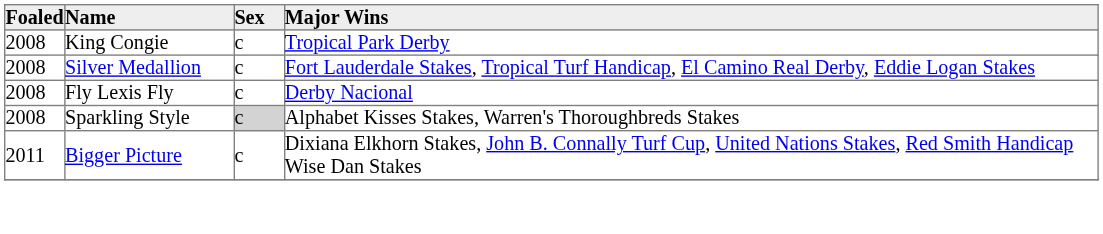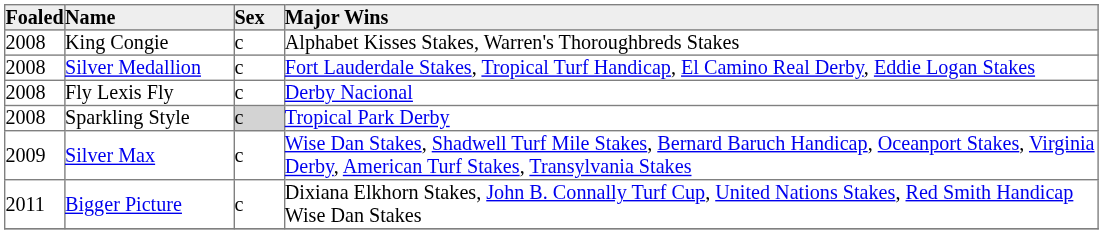(367, 42) Tropical Park Derby -> (512, 42) Alphabet Kisses Stakes, Warren's Thoroughbreds Stakes
(512, 117) Alphabet Kisses Stakes, Warren's Thoroughbreds Stakes -> (367, 117) Tropical Park Derby
+ row: (110, 154)
